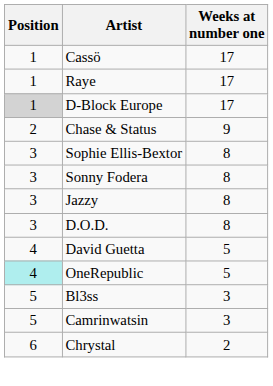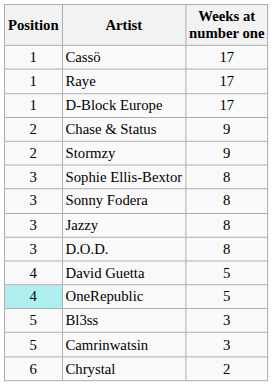(33, 104) lightgrey background -> (33, 104) no background
+ row: (90, 152)
